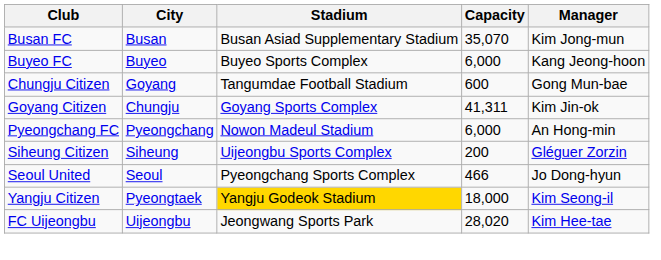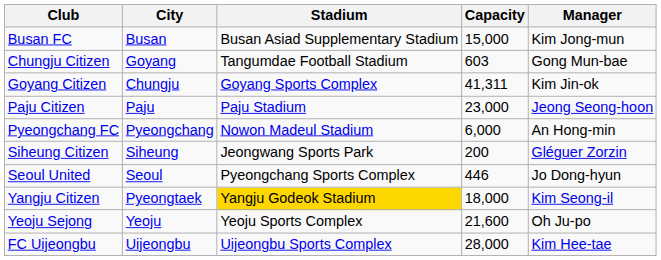(487, 38) 35,070 -> (487, 38) 15,000
- row: (40, 61)
(477, 84) 600 -> (477, 61) 603
+ row: (46, 107)
(306, 152) Uijeongbu Sports Complex -> (297, 152) Jeongwang Sports Park
(477, 175) 466 -> (477, 175) 446
+ row: (50, 221)
(297, 221) Jeongwang Sports Park -> (306, 244) Uijeongbu Sports Complex
(487, 221) 28,020 -> (487, 244) 28,000
